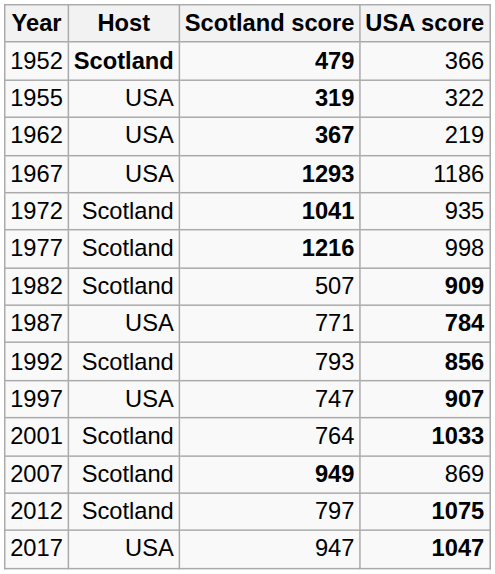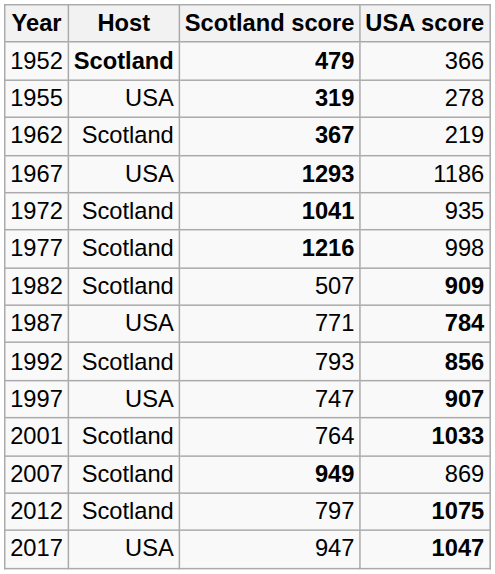(464, 98) 322 -> (464, 98) 278
(149, 135) USA -> (128, 135) Scotland
